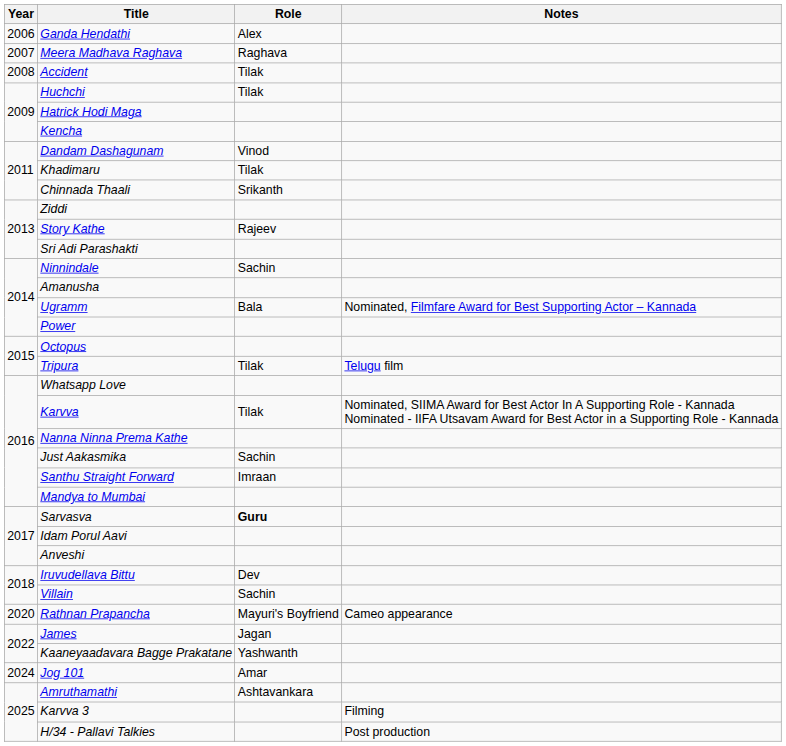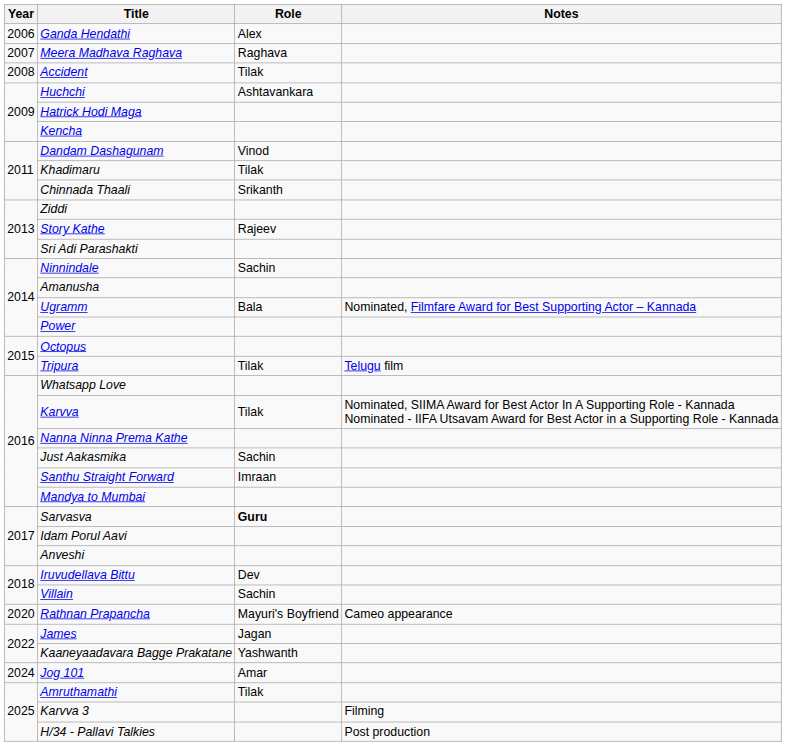(251, 92) Tilak -> (275, 92) Ashtavankara
(275, 692) Ashtavankara -> (251, 692) Tilak
